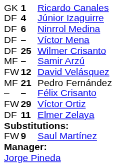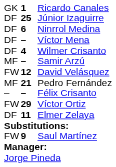(23, 18) 4 -> (26, 18) 25
(26, 50) 25 -> (23, 50) 4
